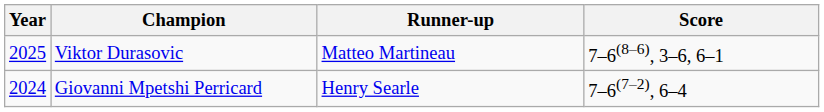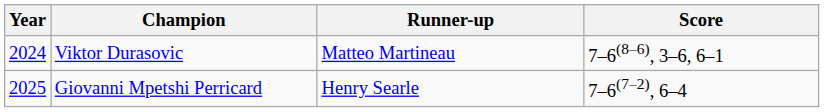(28, 53) 2025 -> (28, 53) 2024
(28, 88) 2024 -> (28, 88) 2025
